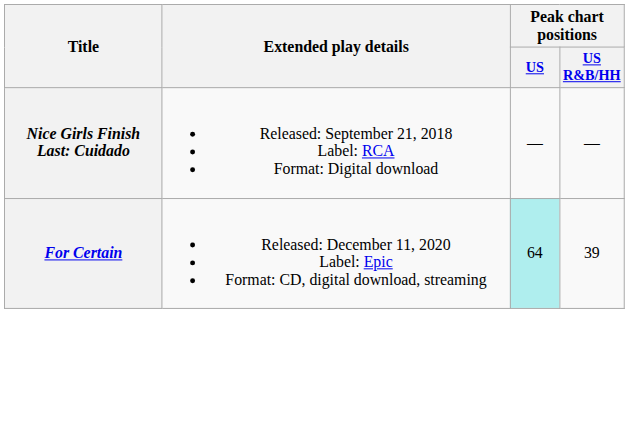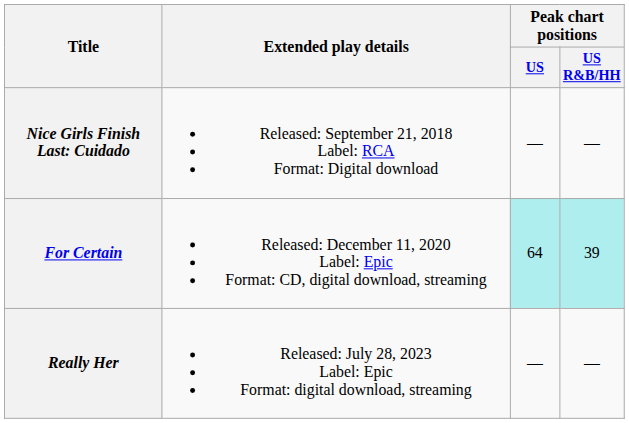(592, 253) no background -> (592, 253) paleturquoise background
+ row: (83, 363)
